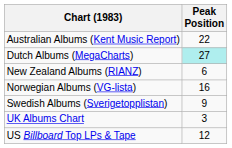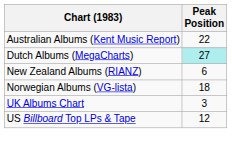(204, 87) 16 -> (204, 87) 18
- row: (87, 103)
